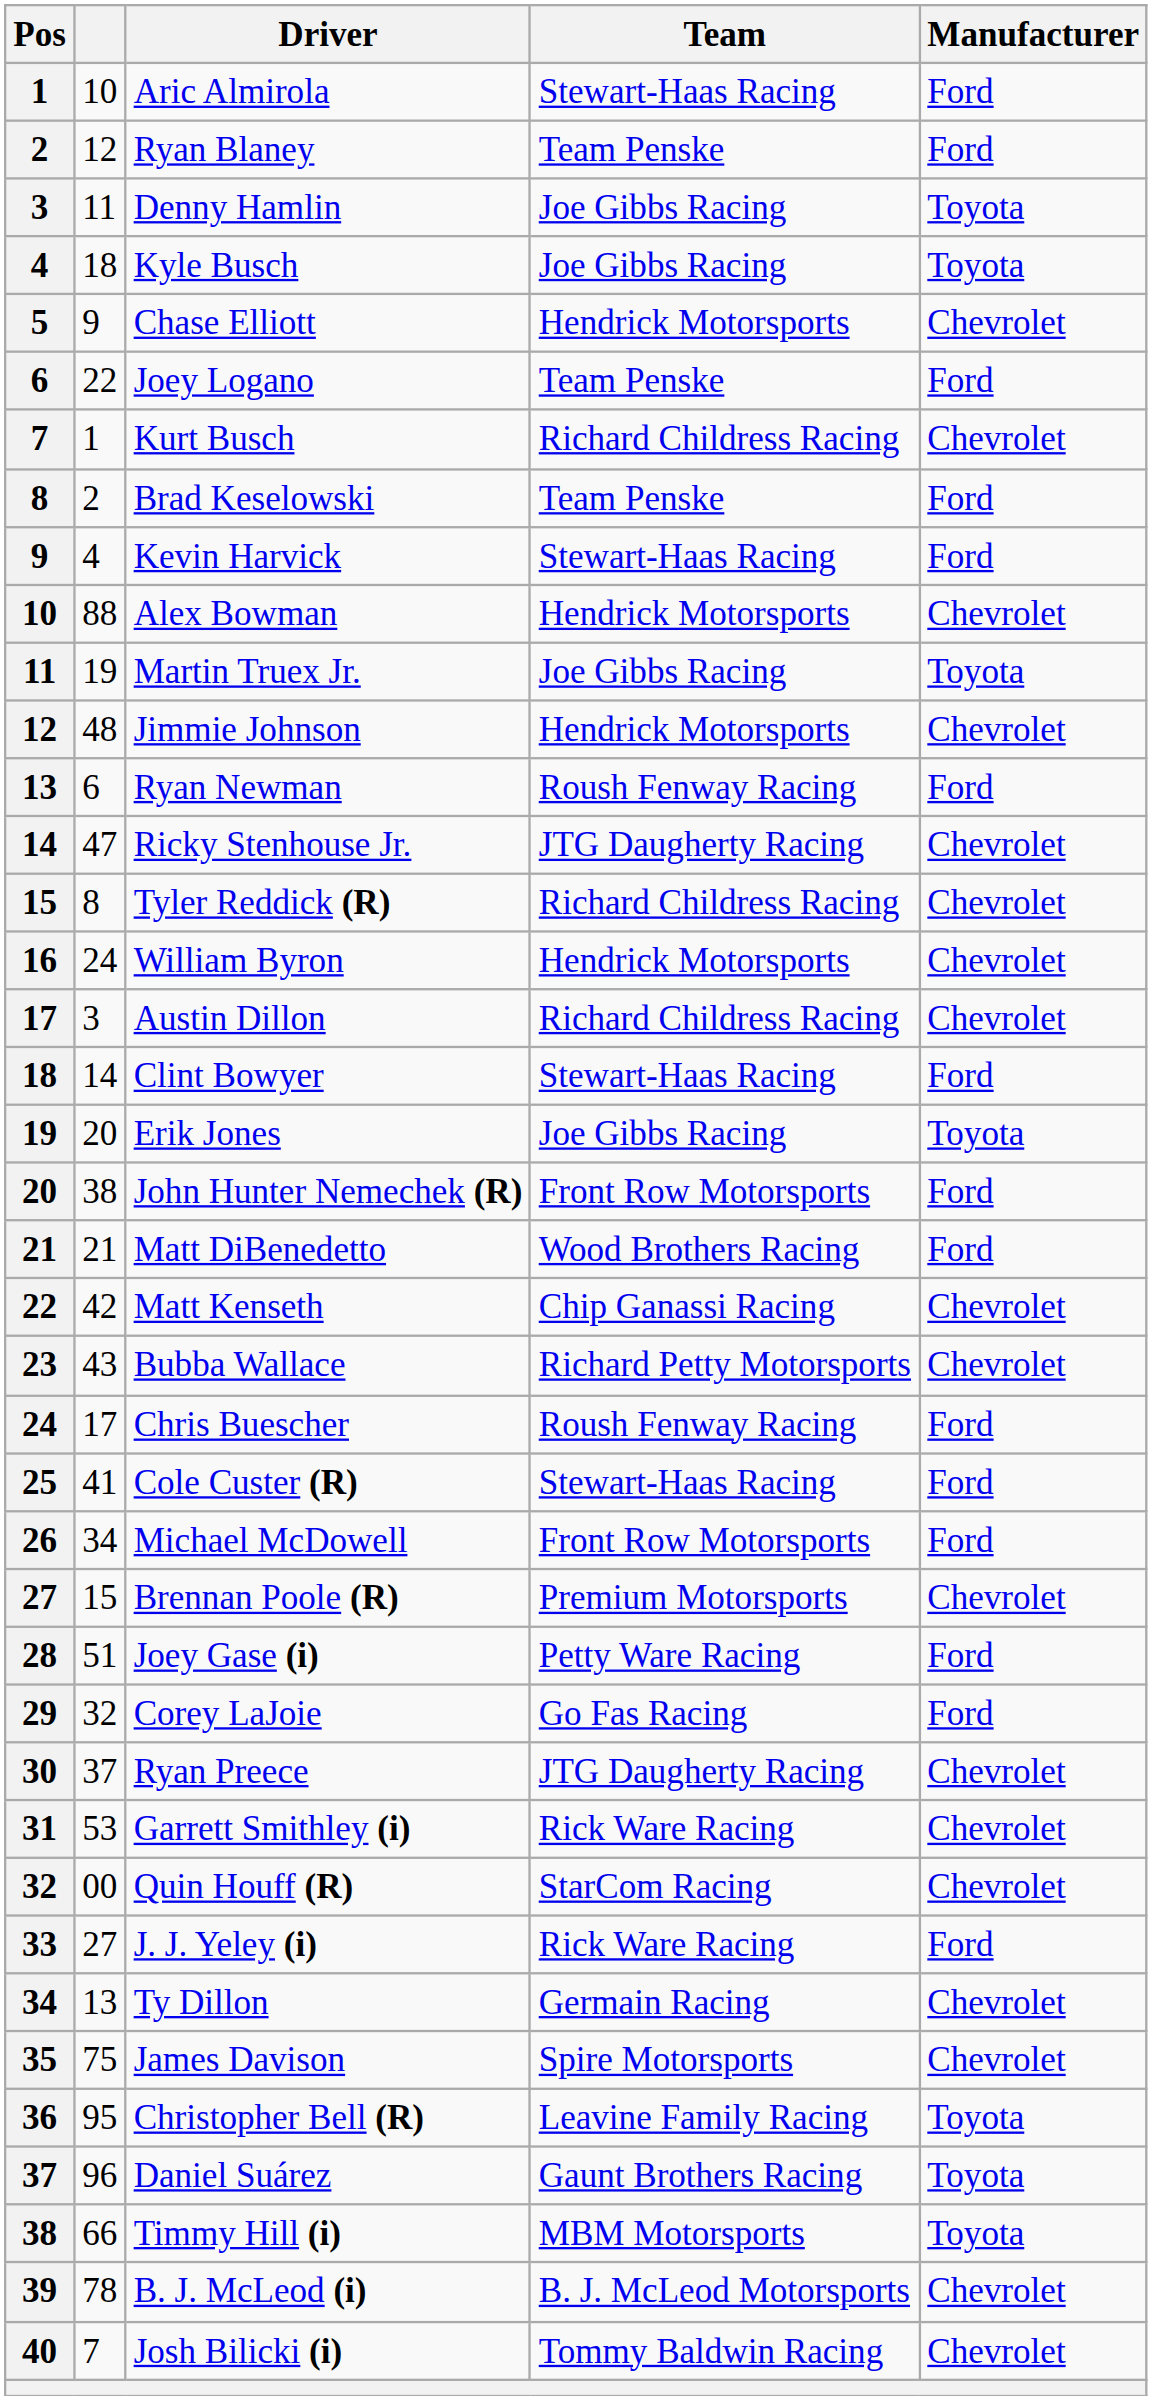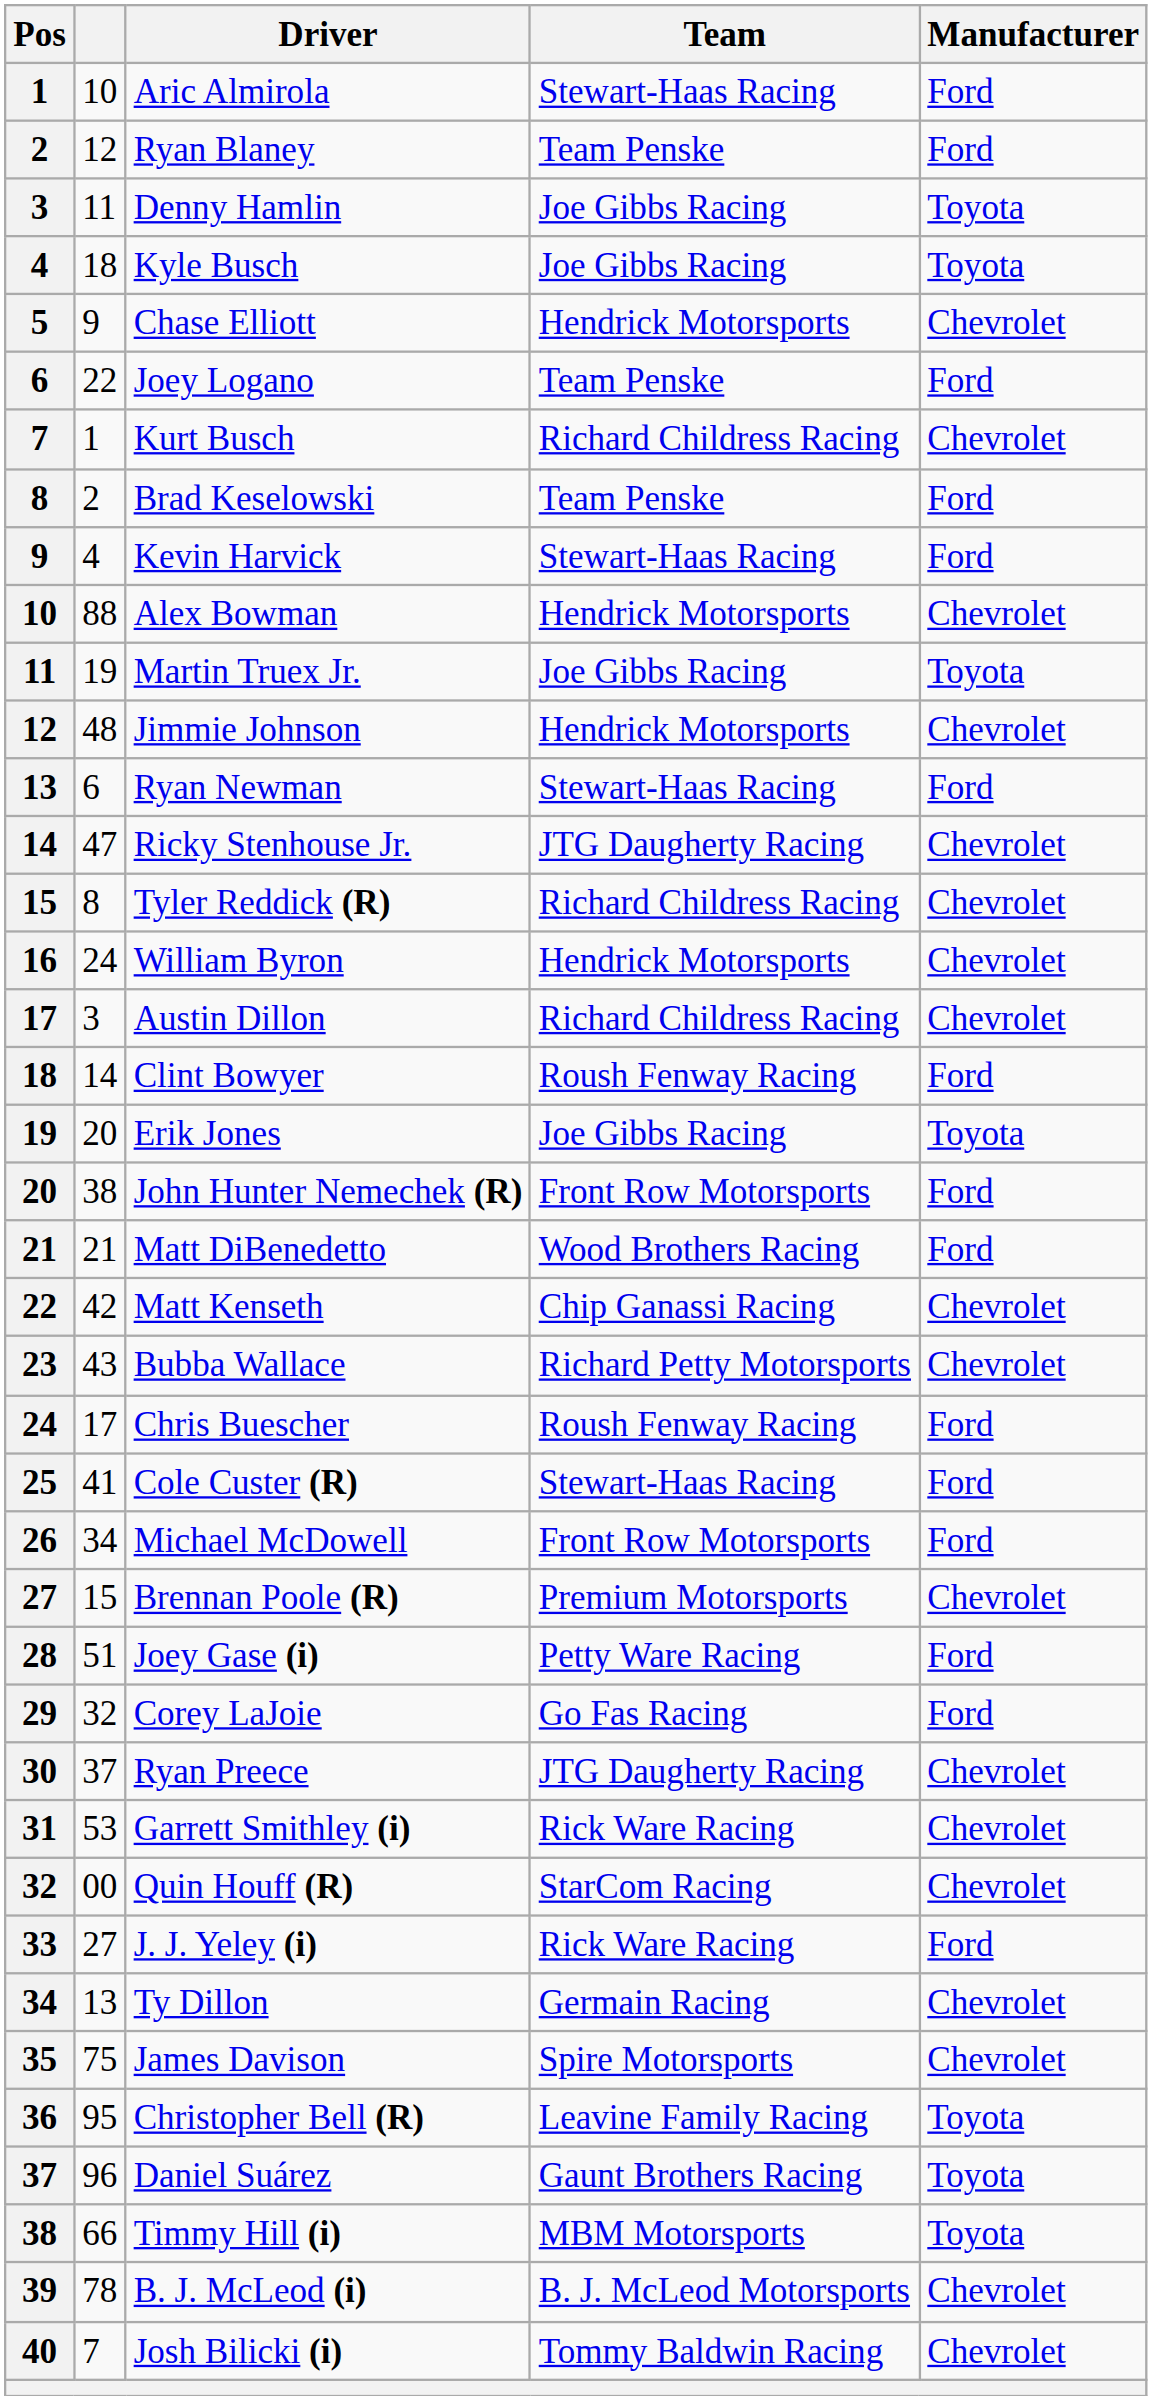(698, 786) Roush Fenway Racing -> (687, 786) Stewart-Haas Racing
(687, 1075) Stewart-Haas Racing -> (698, 1075) Roush Fenway Racing
